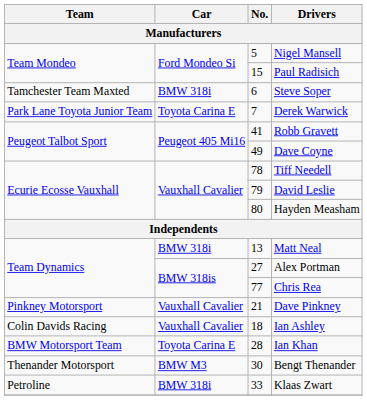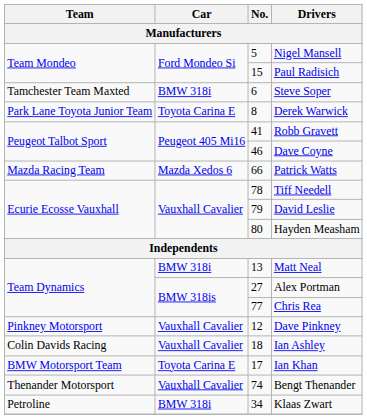(254, 111) 7 -> (254, 111) 8
(257, 150) 49 -> (257, 150) 46
+ row: (305, 170)
(257, 306) 21 -> (257, 326) 12
(257, 345) 28 -> (257, 365) 17
(182, 365) BMW M3 -> (200, 384) Vauxhall Cavalier
(257, 365) 30 -> (257, 384) 74
(257, 384) 33 -> (257, 404) 34
